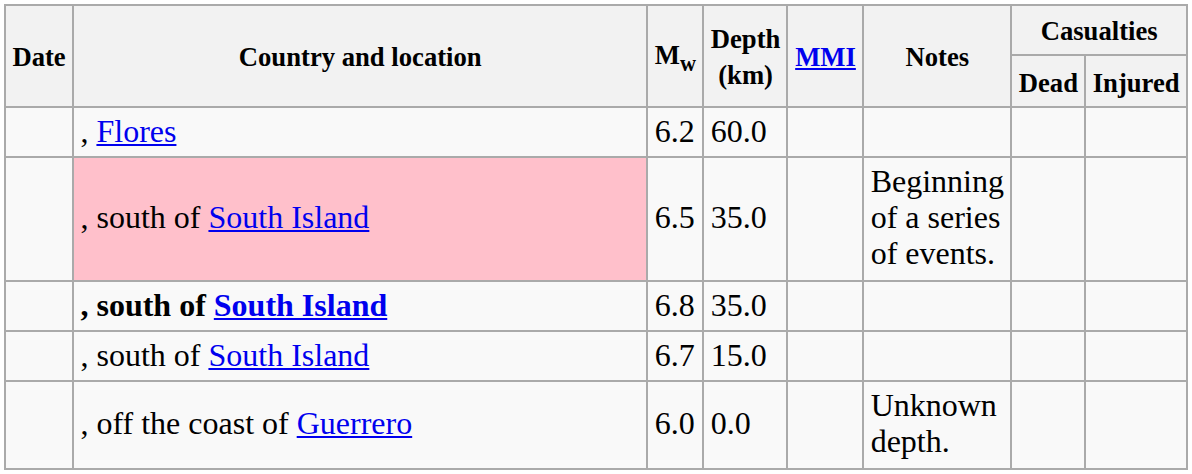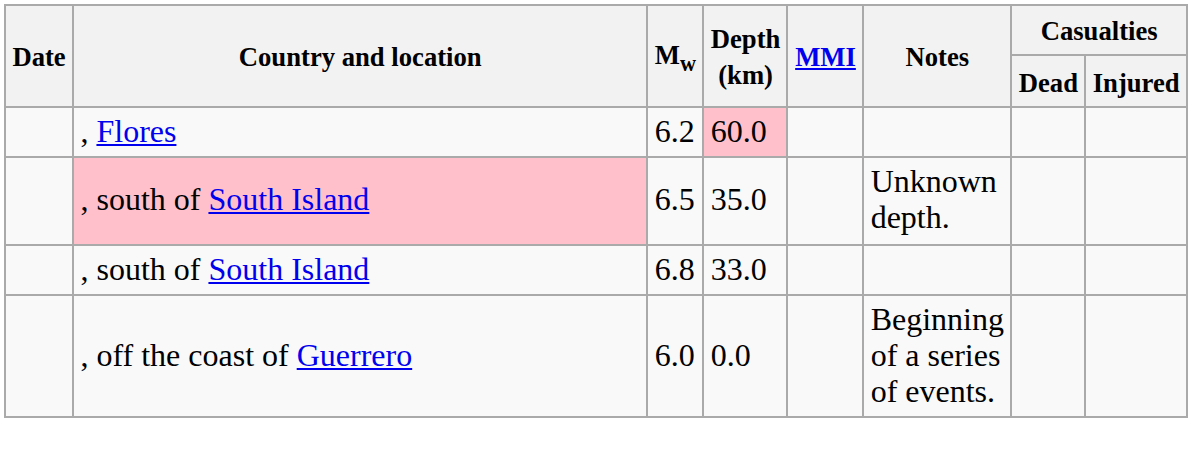(739, 131) no background -> (739, 131) pink background
(937, 218) Beginning of a series of events. -> (934, 200) Unknown depth.
(234, 304) bold -> (225, 268) normal
(739, 304) 35.0 -> (739, 268) 33.0
- row: (675, 355)
(934, 424) Unknown depth. -> (937, 355) Beginning of a series of events.
